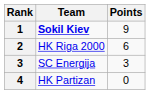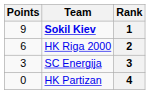columns swapped: (20, 13) <-> (126, 13)
